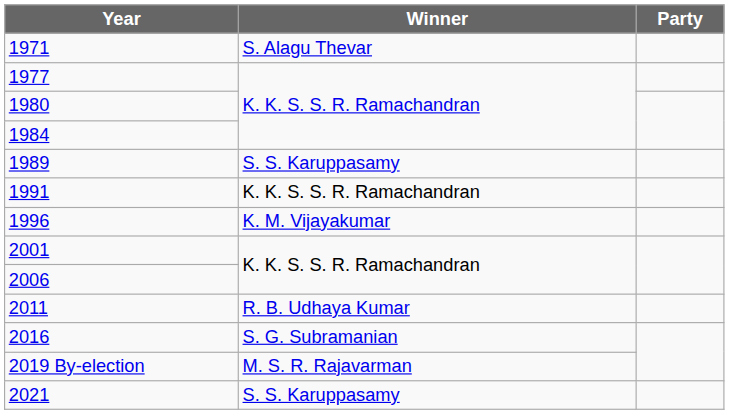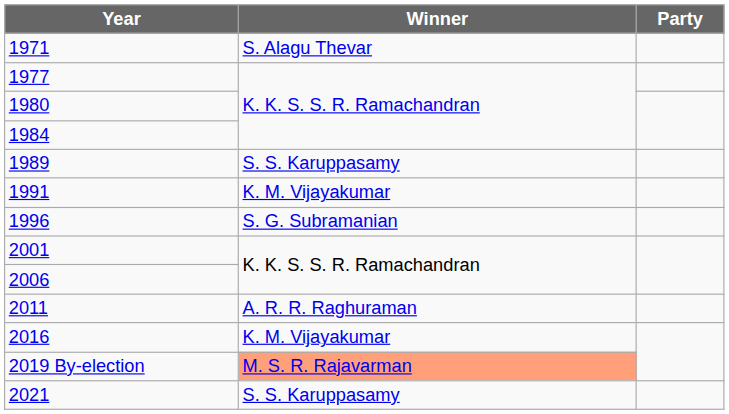(361, 192) K. K. S. S. R. Ramachandran -> (316, 192) K. M. Vijayakumar
(316, 221) K. M. Vijayakumar -> (320, 221) S. G. Subramanian
(326, 308) R. B. Udhaya Kumar -> (330, 308) A. R. R. Raghuraman
(320, 337) S. G. Subramanian -> (316, 337) K. M. Vijayakumar
(327, 366) no background -> (327, 366) lightsalmon background
